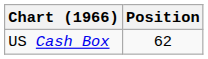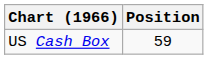(163, 42) 62 -> (163, 42) 59
